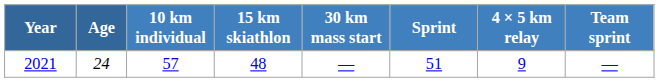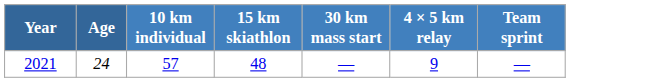- column: (434, 27)
